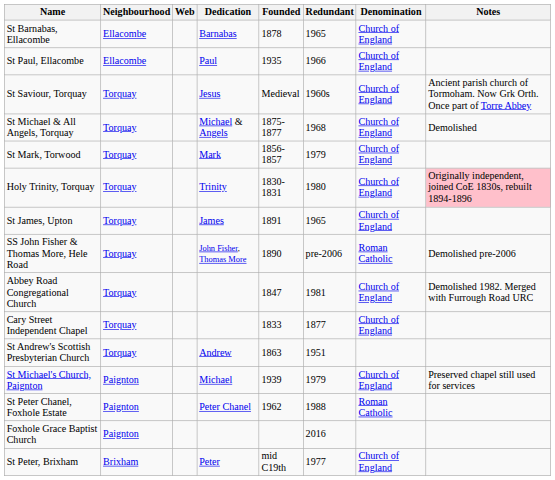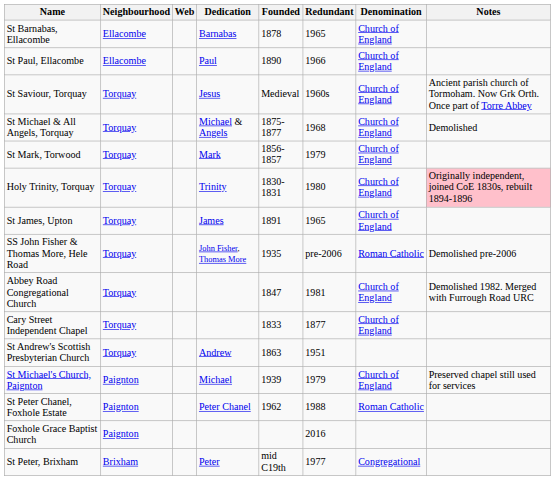(272, 61) 1935 -> (271, 61) 1890
(272, 253) 1890 -> (271, 253) 1935
(379, 462) Church of England -> (389, 462) Congregational
